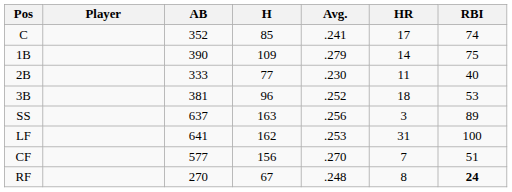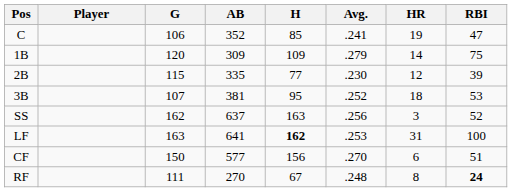+ column: (175, 14)
(404, 34) 17 -> (416, 34) 19
(472, 34) 74 -> (476, 34) 47
(198, 55) 390 -> (235, 55) 309
(198, 75) 333 -> (235, 75) 335
(404, 75) 11 -> (416, 75) 12
(472, 75) 40 -> (476, 75) 39
(267, 95) 96 -> (296, 95) 95
(472, 116) 89 -> (476, 116) 52
(267, 136) normal -> (296, 136) bold
(404, 156) 7 -> (416, 156) 6
